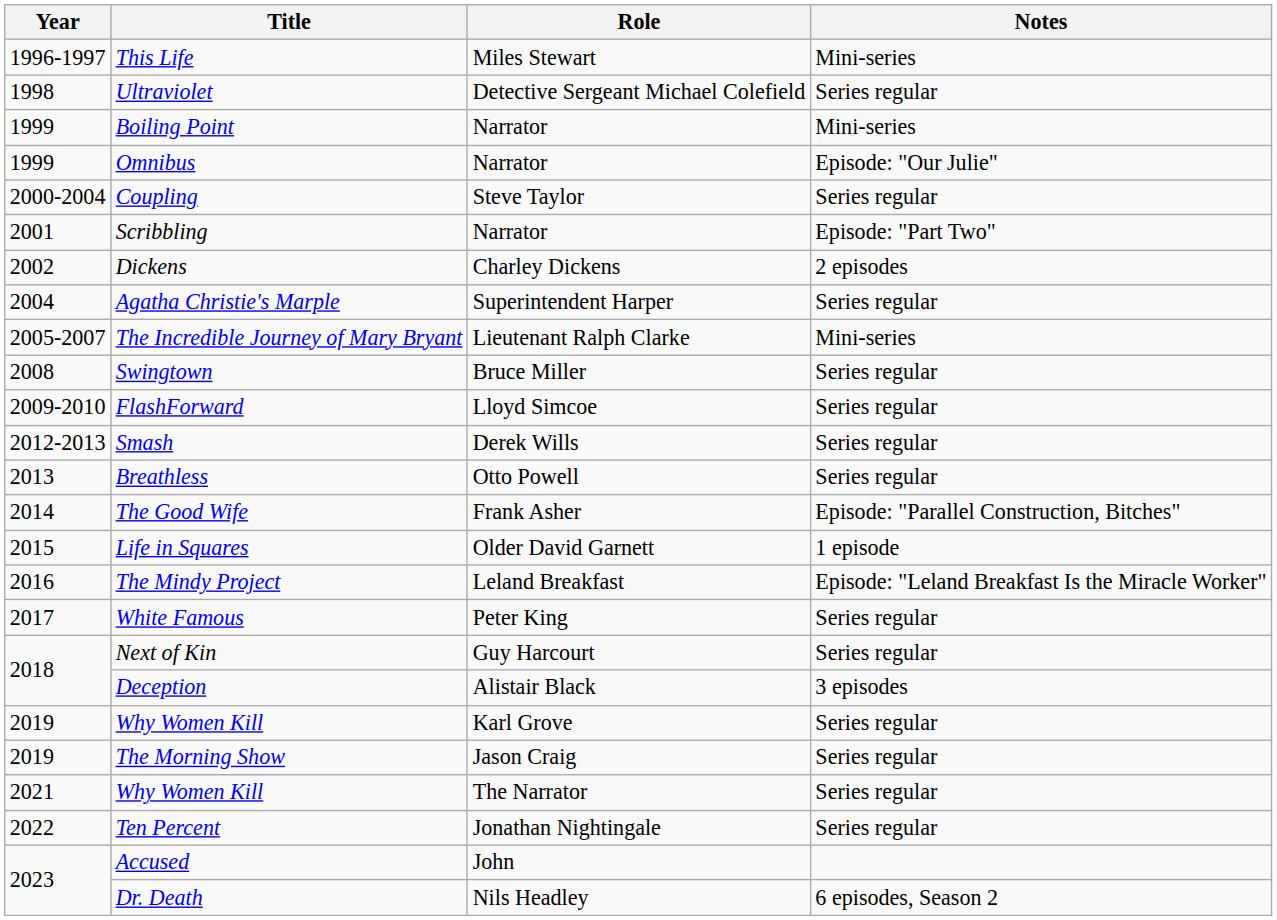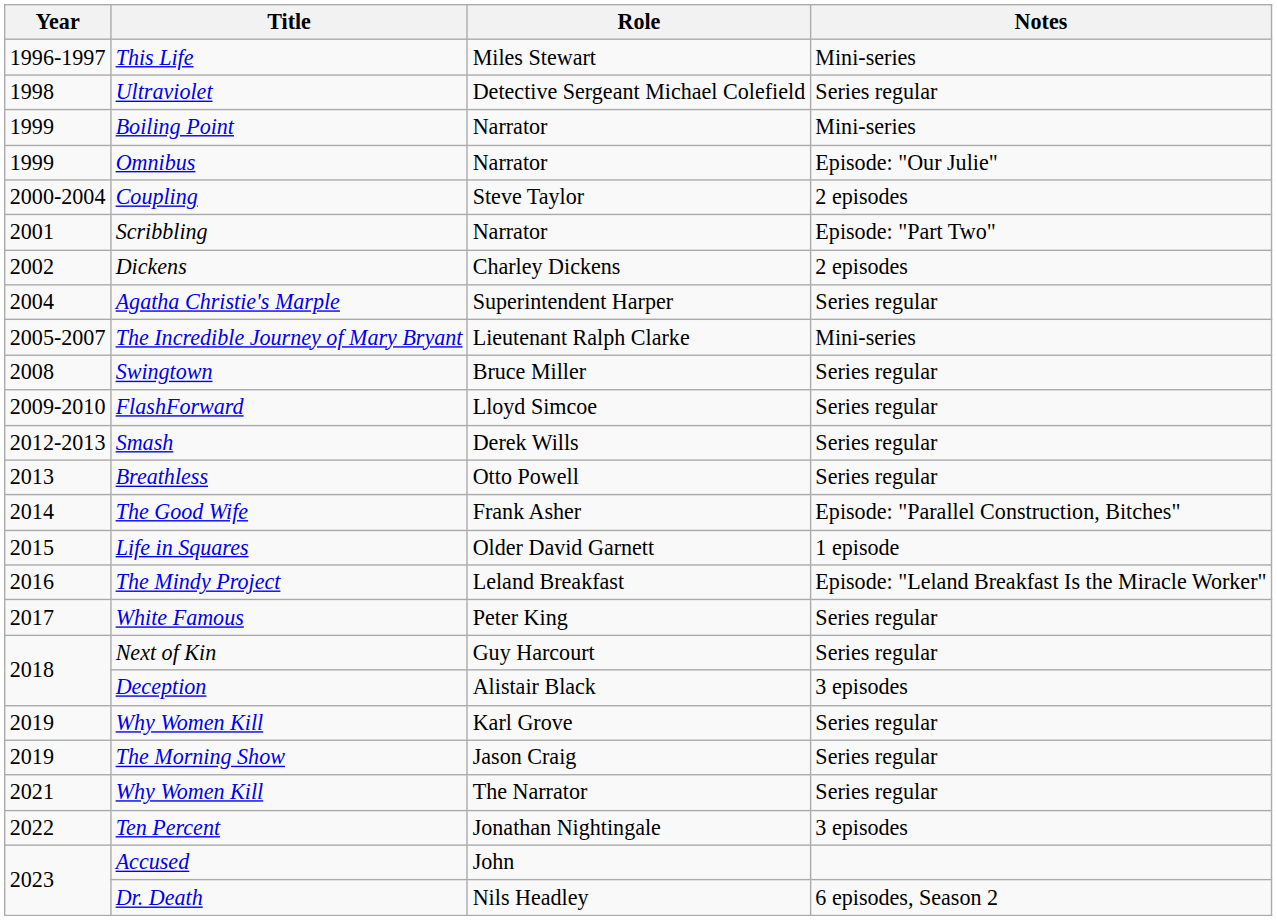(876, 197) Series regular -> (862, 197) 2 episodes
(876, 827) Series regular -> (862, 827) 3 episodes
